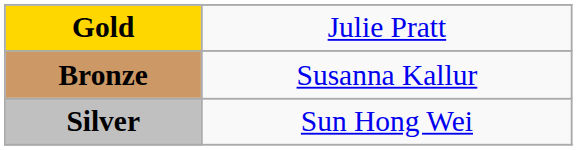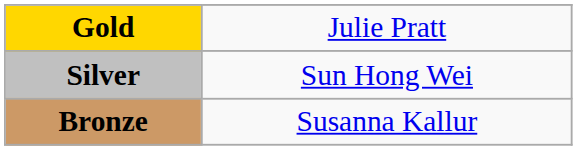rows swapped: (103, 121) <-> (103, 74)
